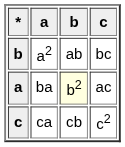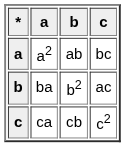(18, 53) b -> (18, 53) a
(18, 88) a -> (18, 88) b
(74, 88) lightyellow background -> (74, 88) no background
